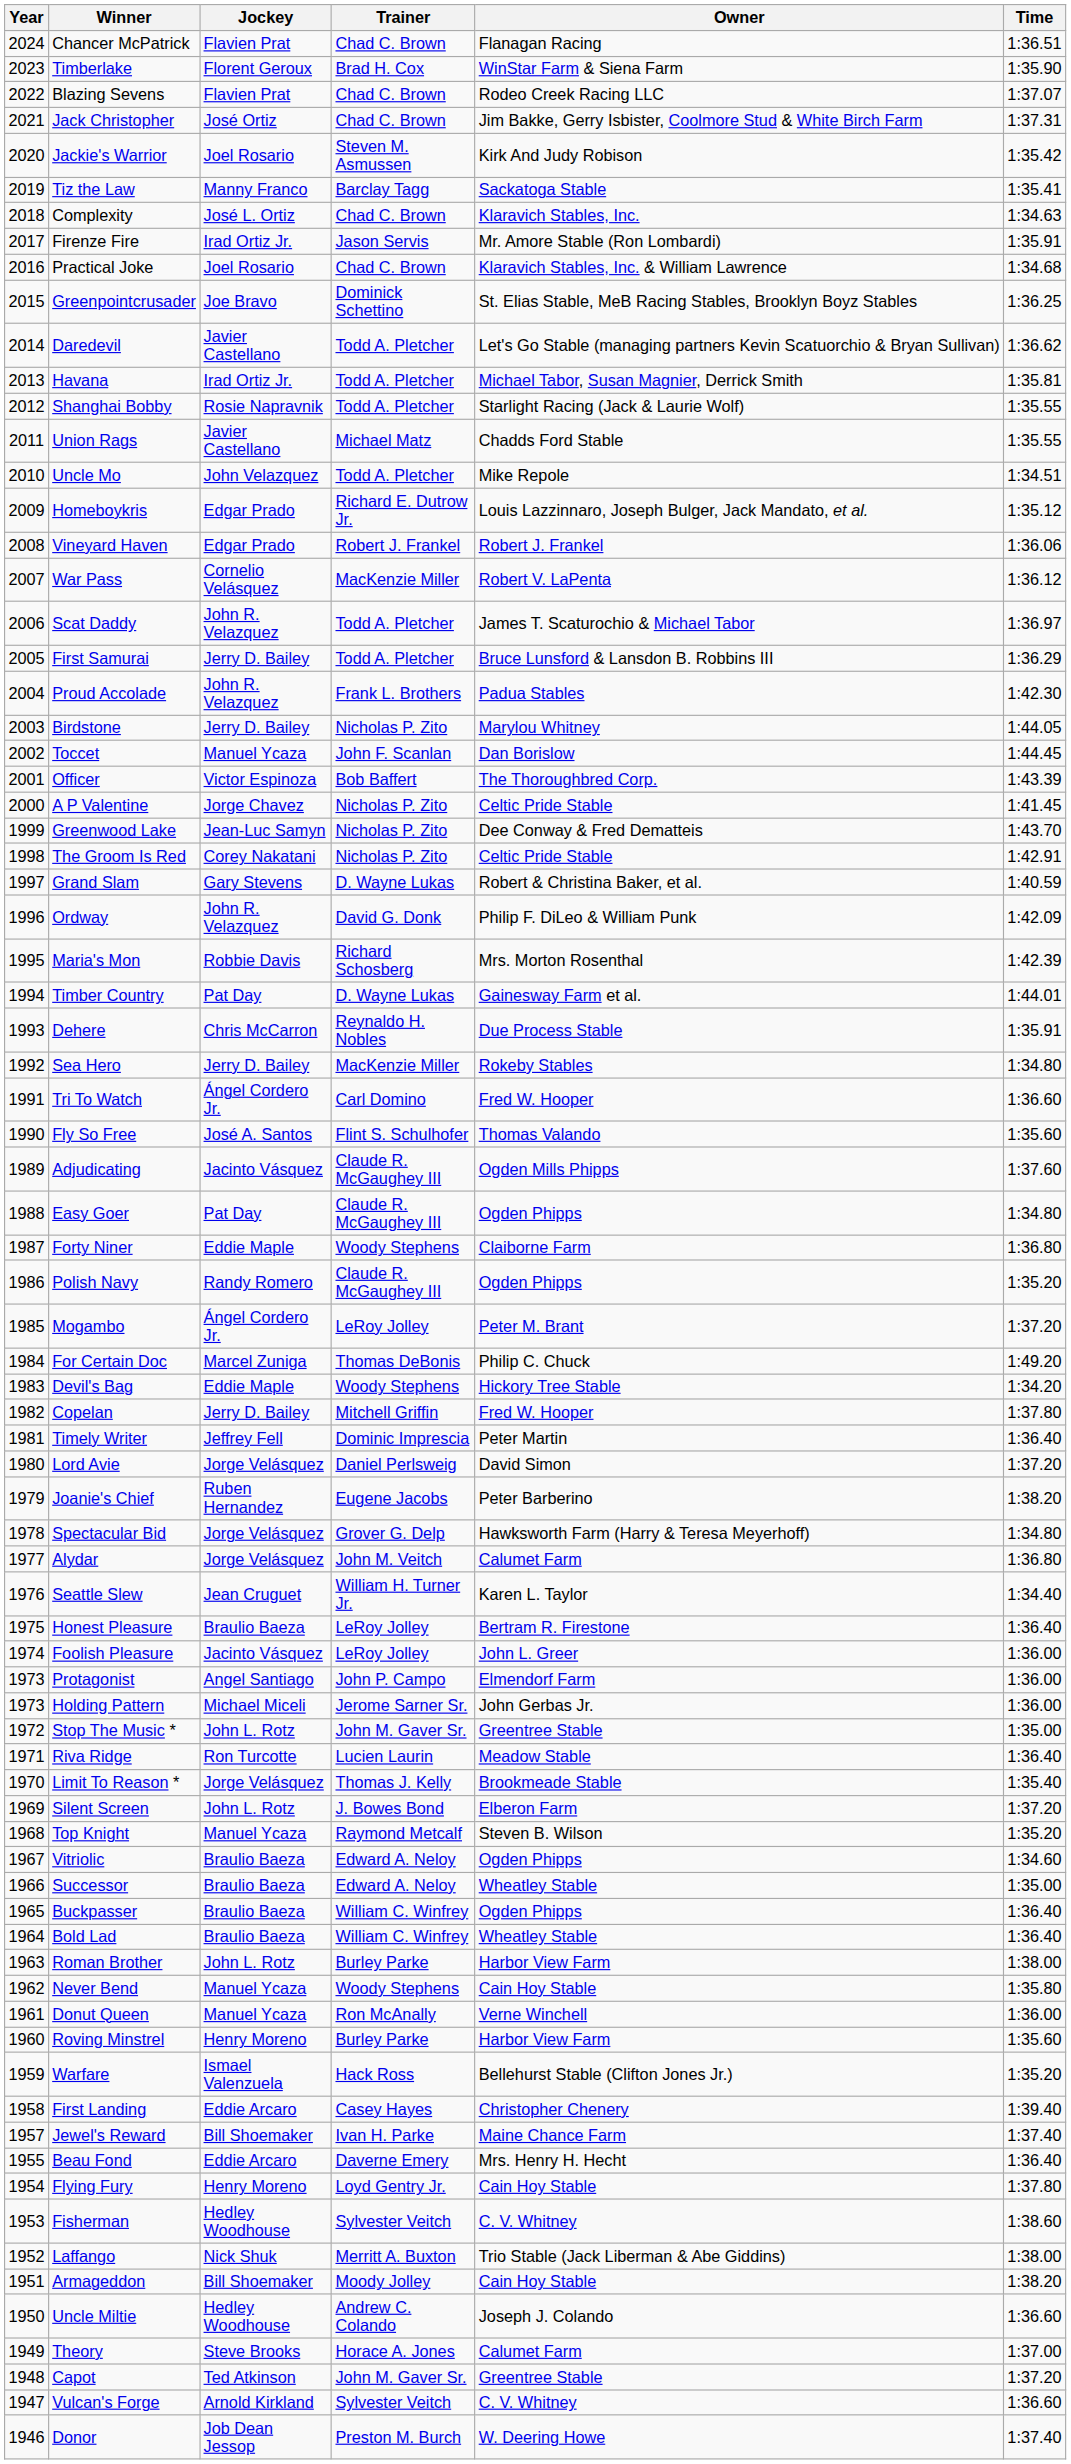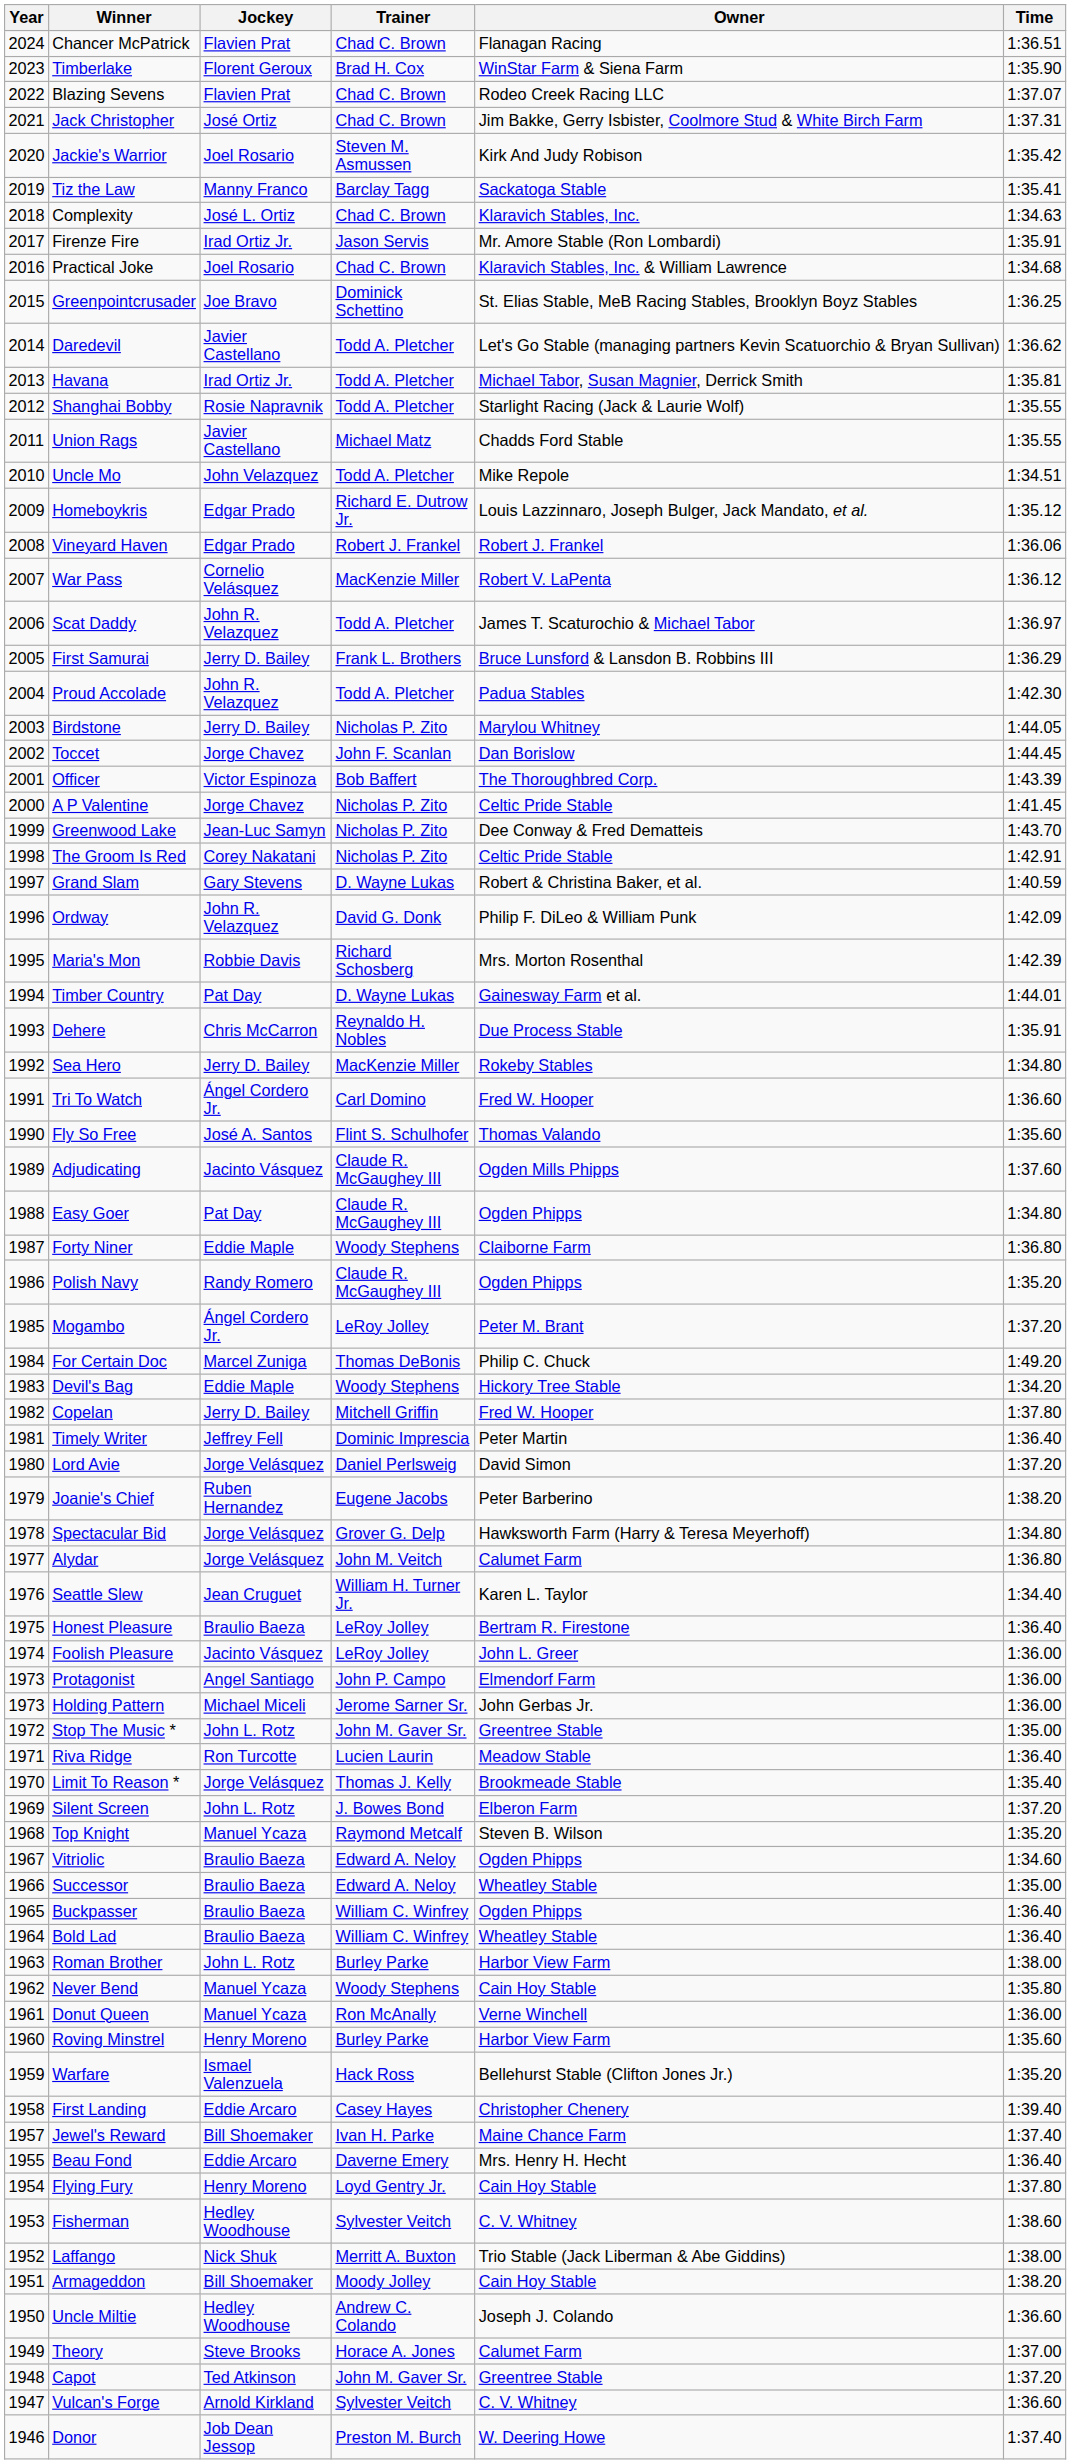(395, 659) Todd A. Pletcher -> (398, 659) Frank L. Brothers
(398, 693) Frank L. Brothers -> (395, 693) Todd A. Pletcher
(255, 754) Manuel Ycaza -> (254, 754) Jorge Chavez
